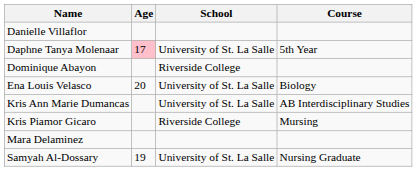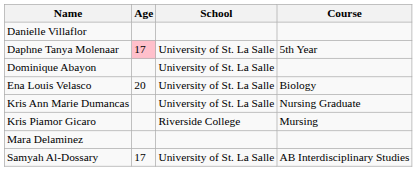(199, 67) Riverside College -> (216, 67) University of St. La Salle
(345, 103) AB Interdisciplinary Studies -> (320, 103) Nursing Graduate
(140, 157) 19 -> (140, 157) 17
(320, 157) Nursing Graduate -> (345, 157) AB Interdisciplinary Studies
